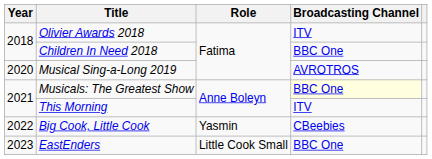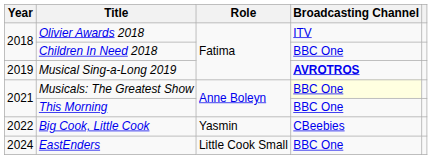(20, 70) 2020 -> (20, 70) 2019
(326, 70) normal -> (326, 70) bold
(302, 107) ITV -> (318, 107) BBC One
(20, 145) 2023 -> (20, 145) 2024
